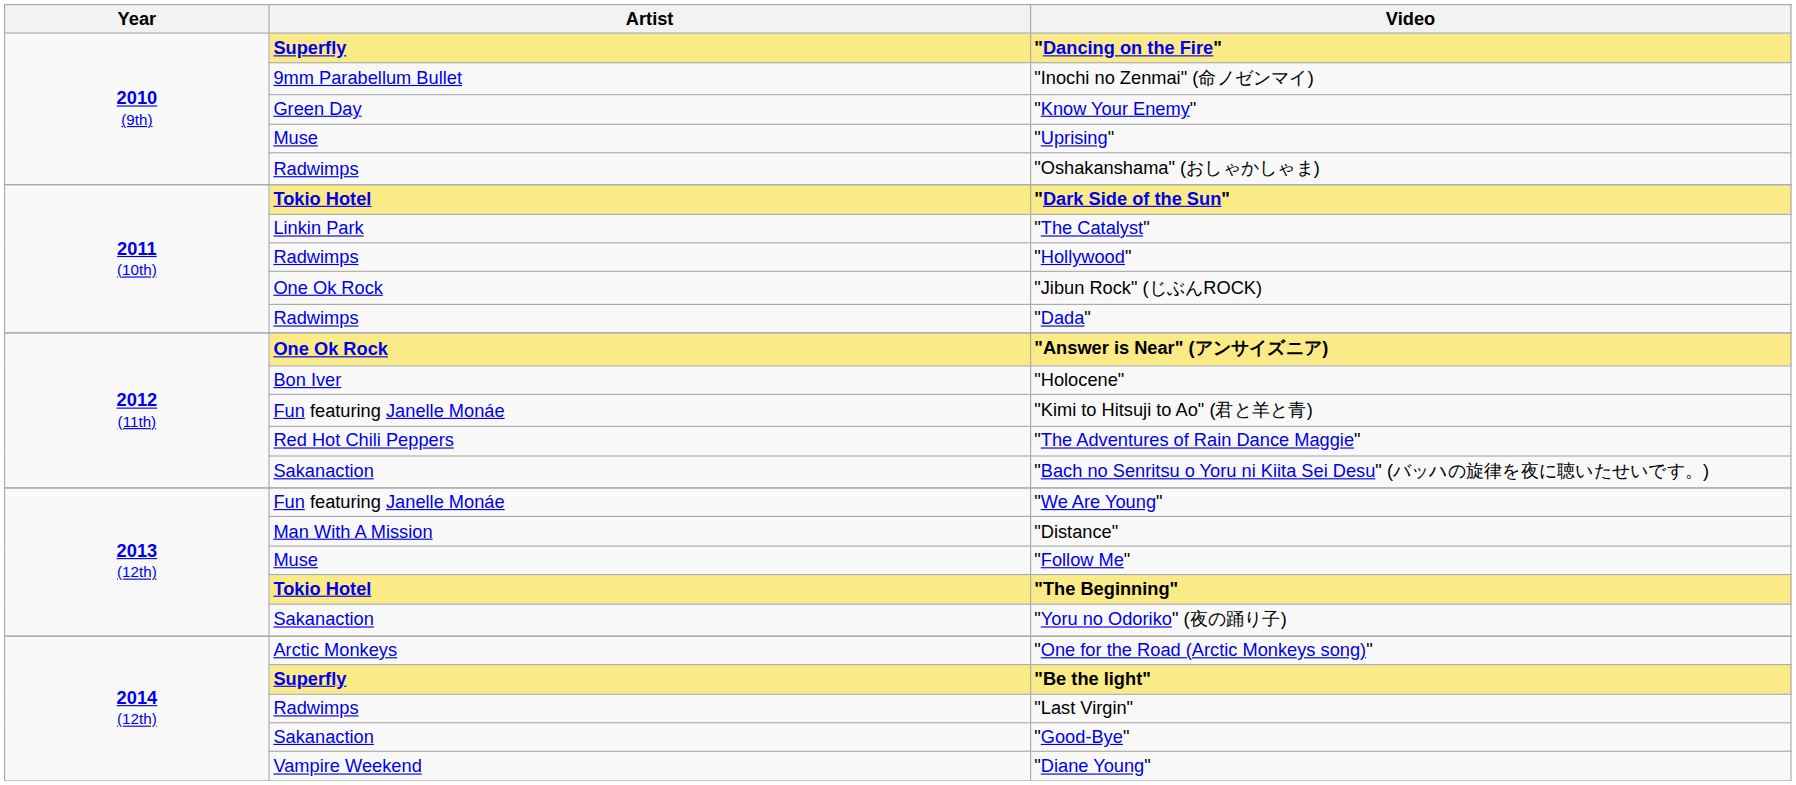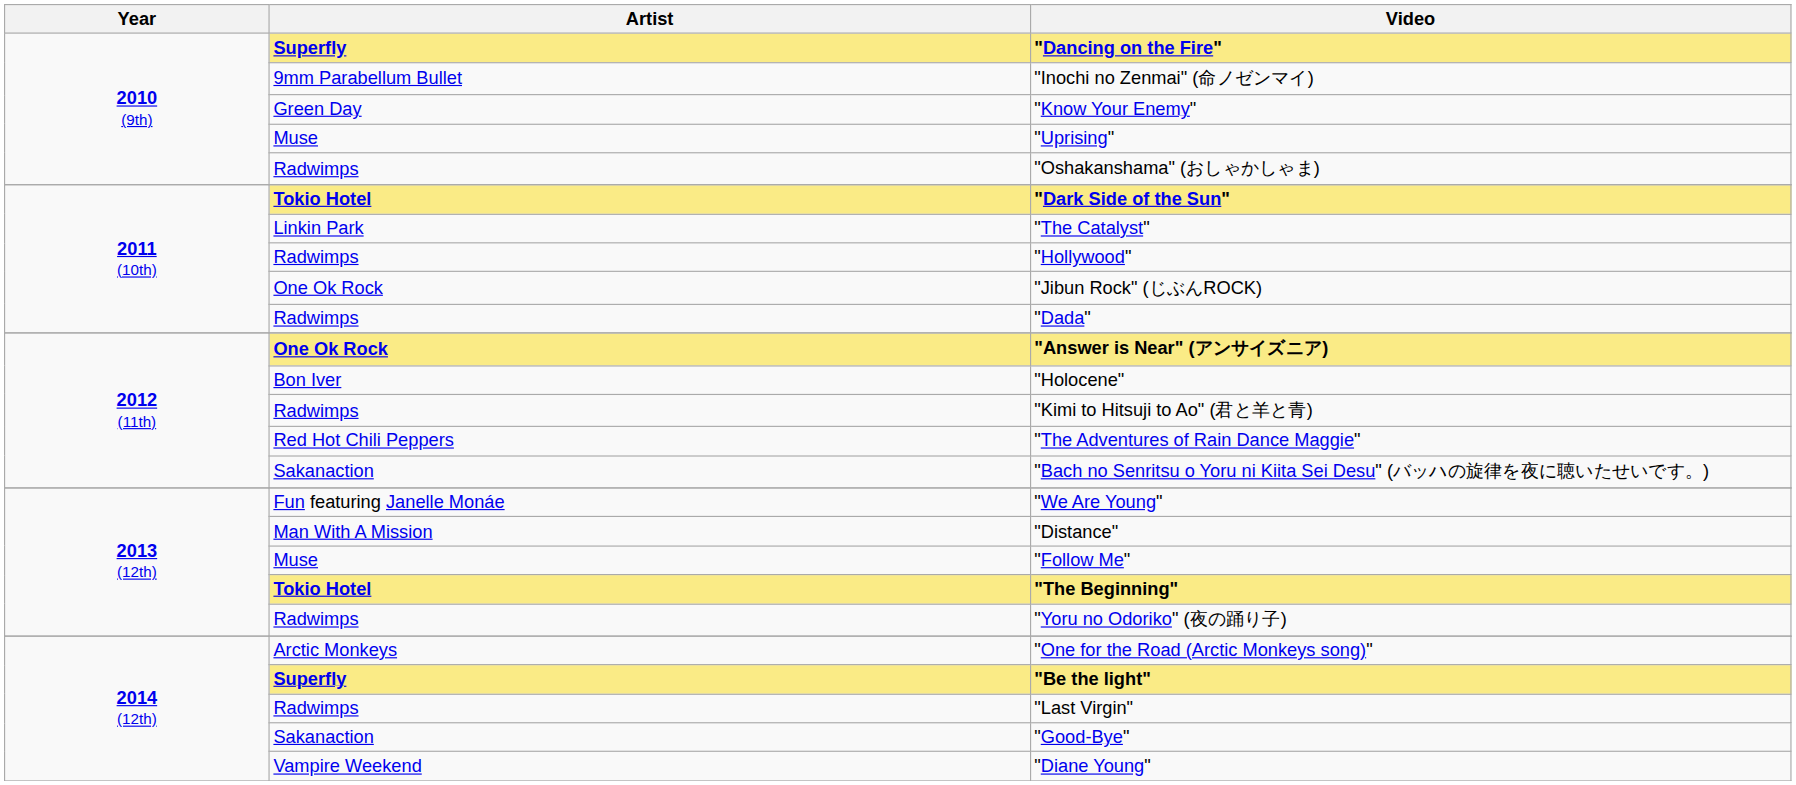(389, 410) Fun featuring Janelle Monáe -> (316, 410) Radwimps
(324, 619) Sakanaction -> (316, 619) Radwimps
